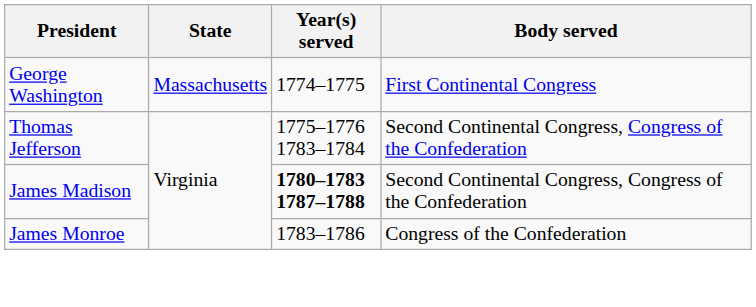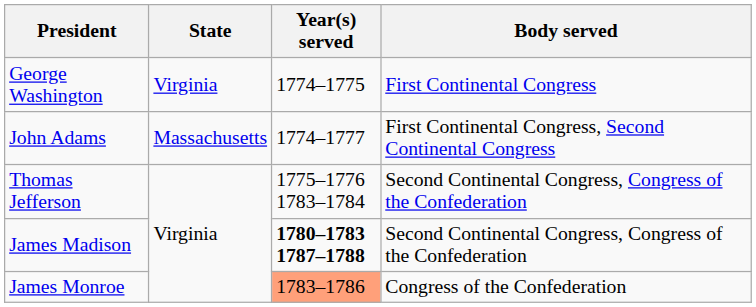(210, 84) Massachusetts -> (185, 84) Virginia
+ row: (58, 137)
(320, 233) no background -> (320, 286) lightsalmon background
